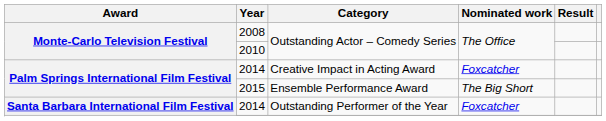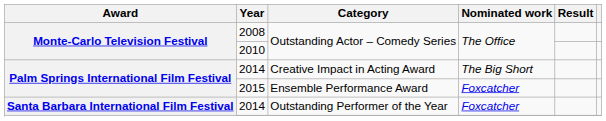(490, 69) Foxcatcher -> (497, 69) The Big Short
(497, 87) The Big Short -> (490, 87) Foxcatcher
